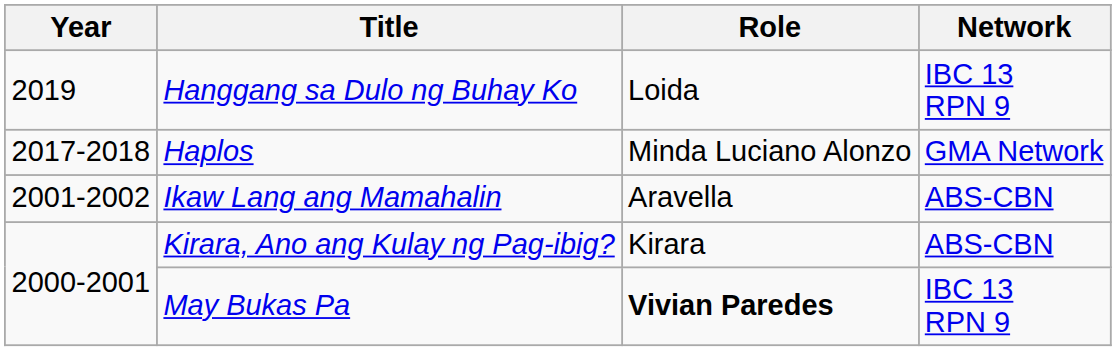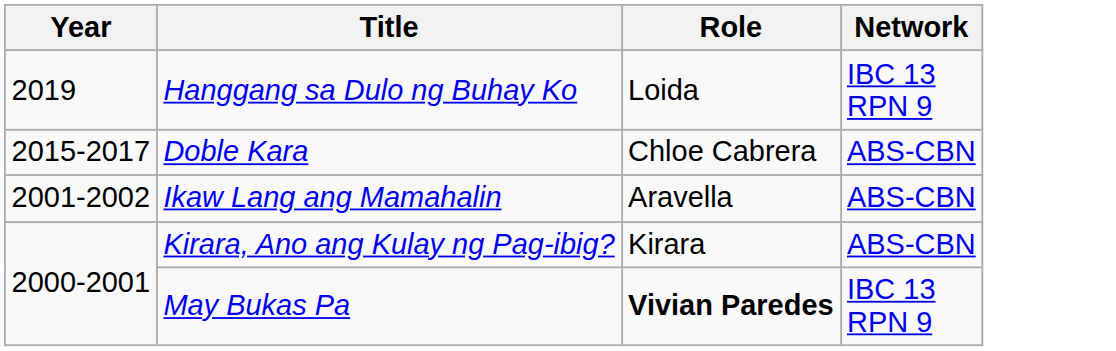- row: (209, 151)
+ row: (236, 151)
